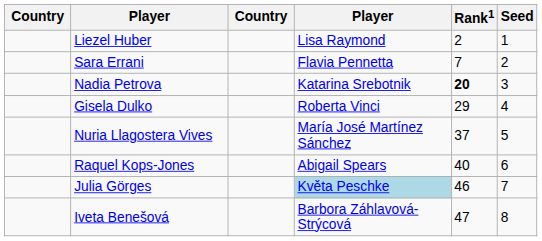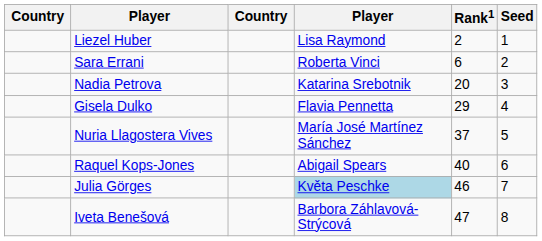(345, 62) Flavia Pennetta -> (339, 62) Roberta Vinci
(458, 62) 7 -> (458, 62) 6
(462, 84) bold -> (462, 84) normal
(339, 106) Roberta Vinci -> (345, 106) Flavia Pennetta
